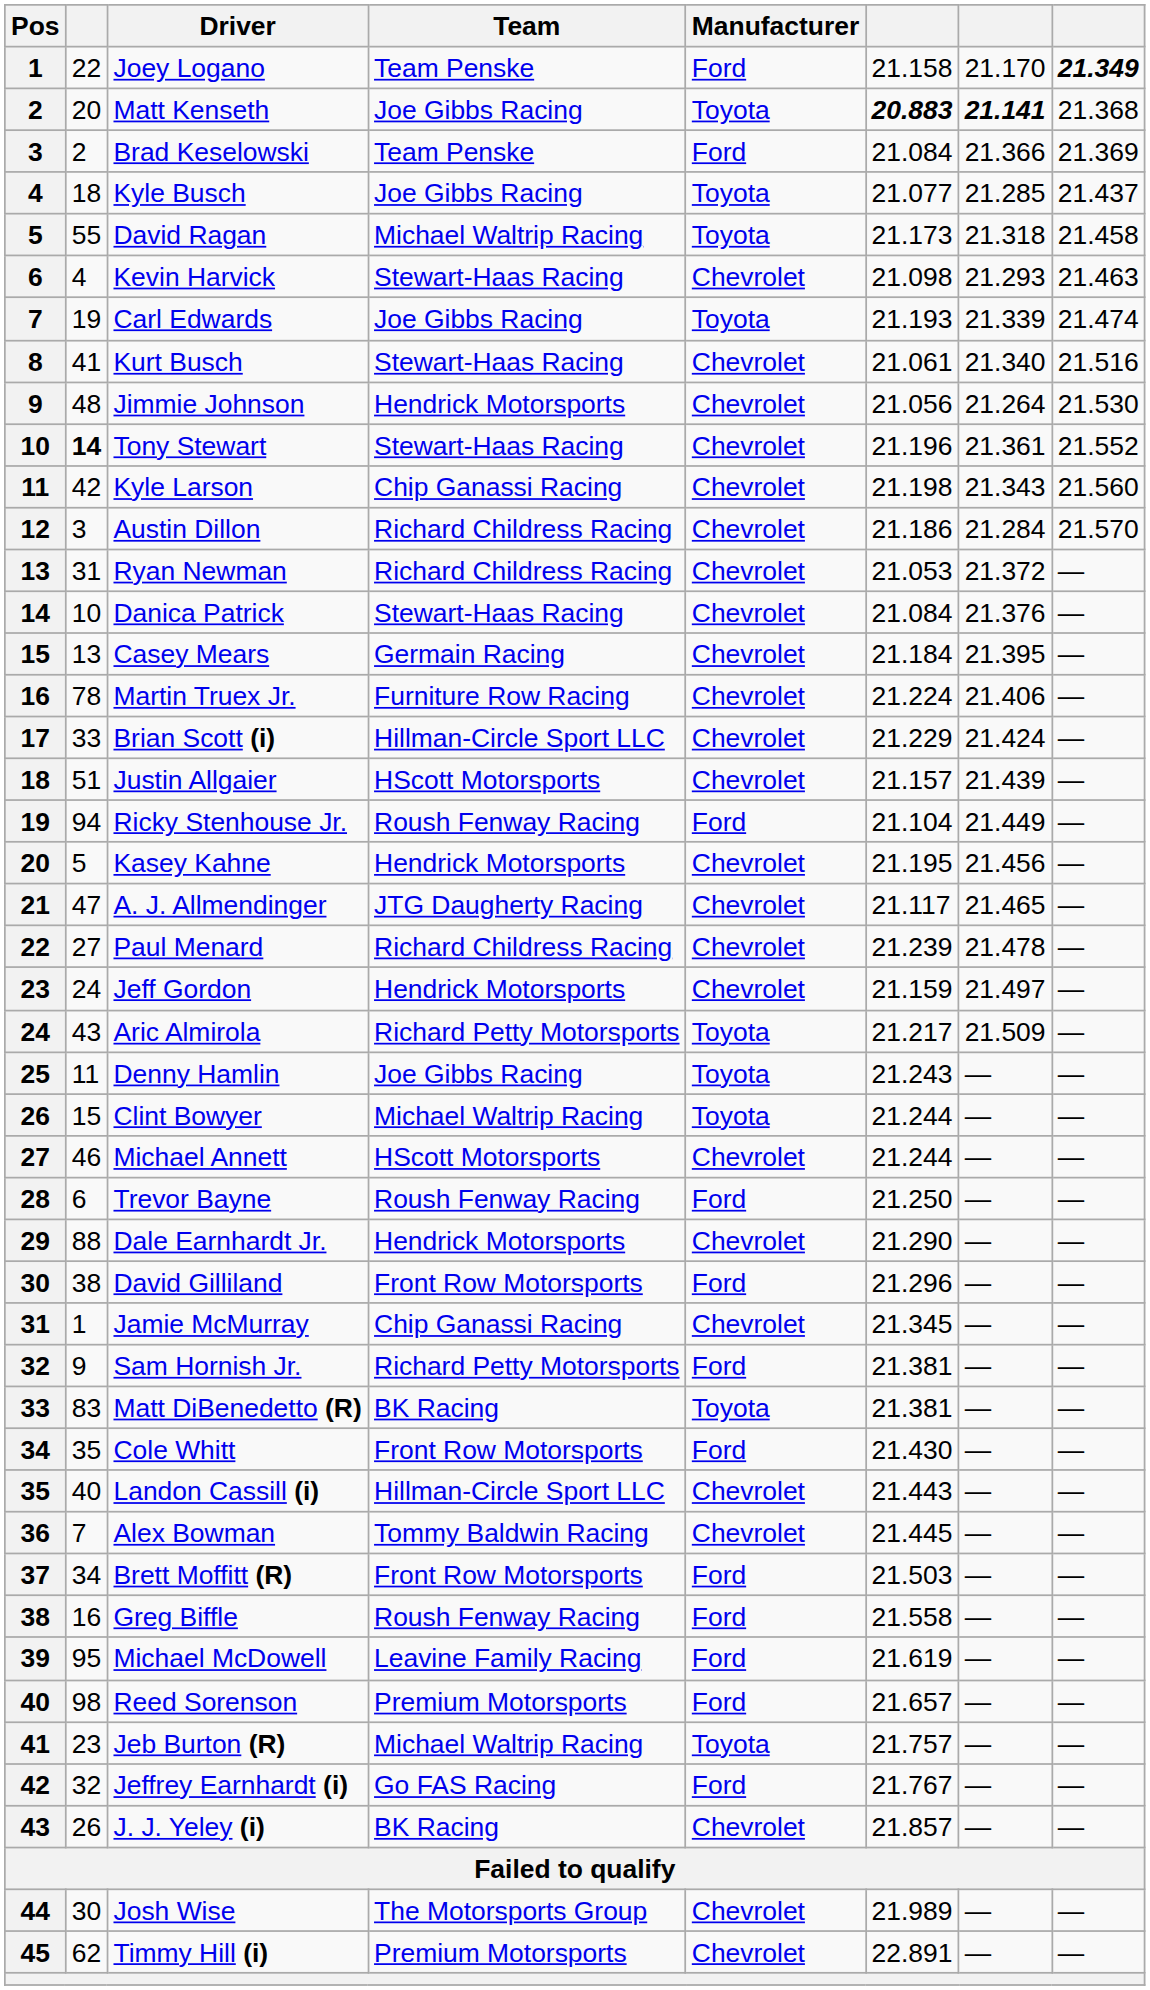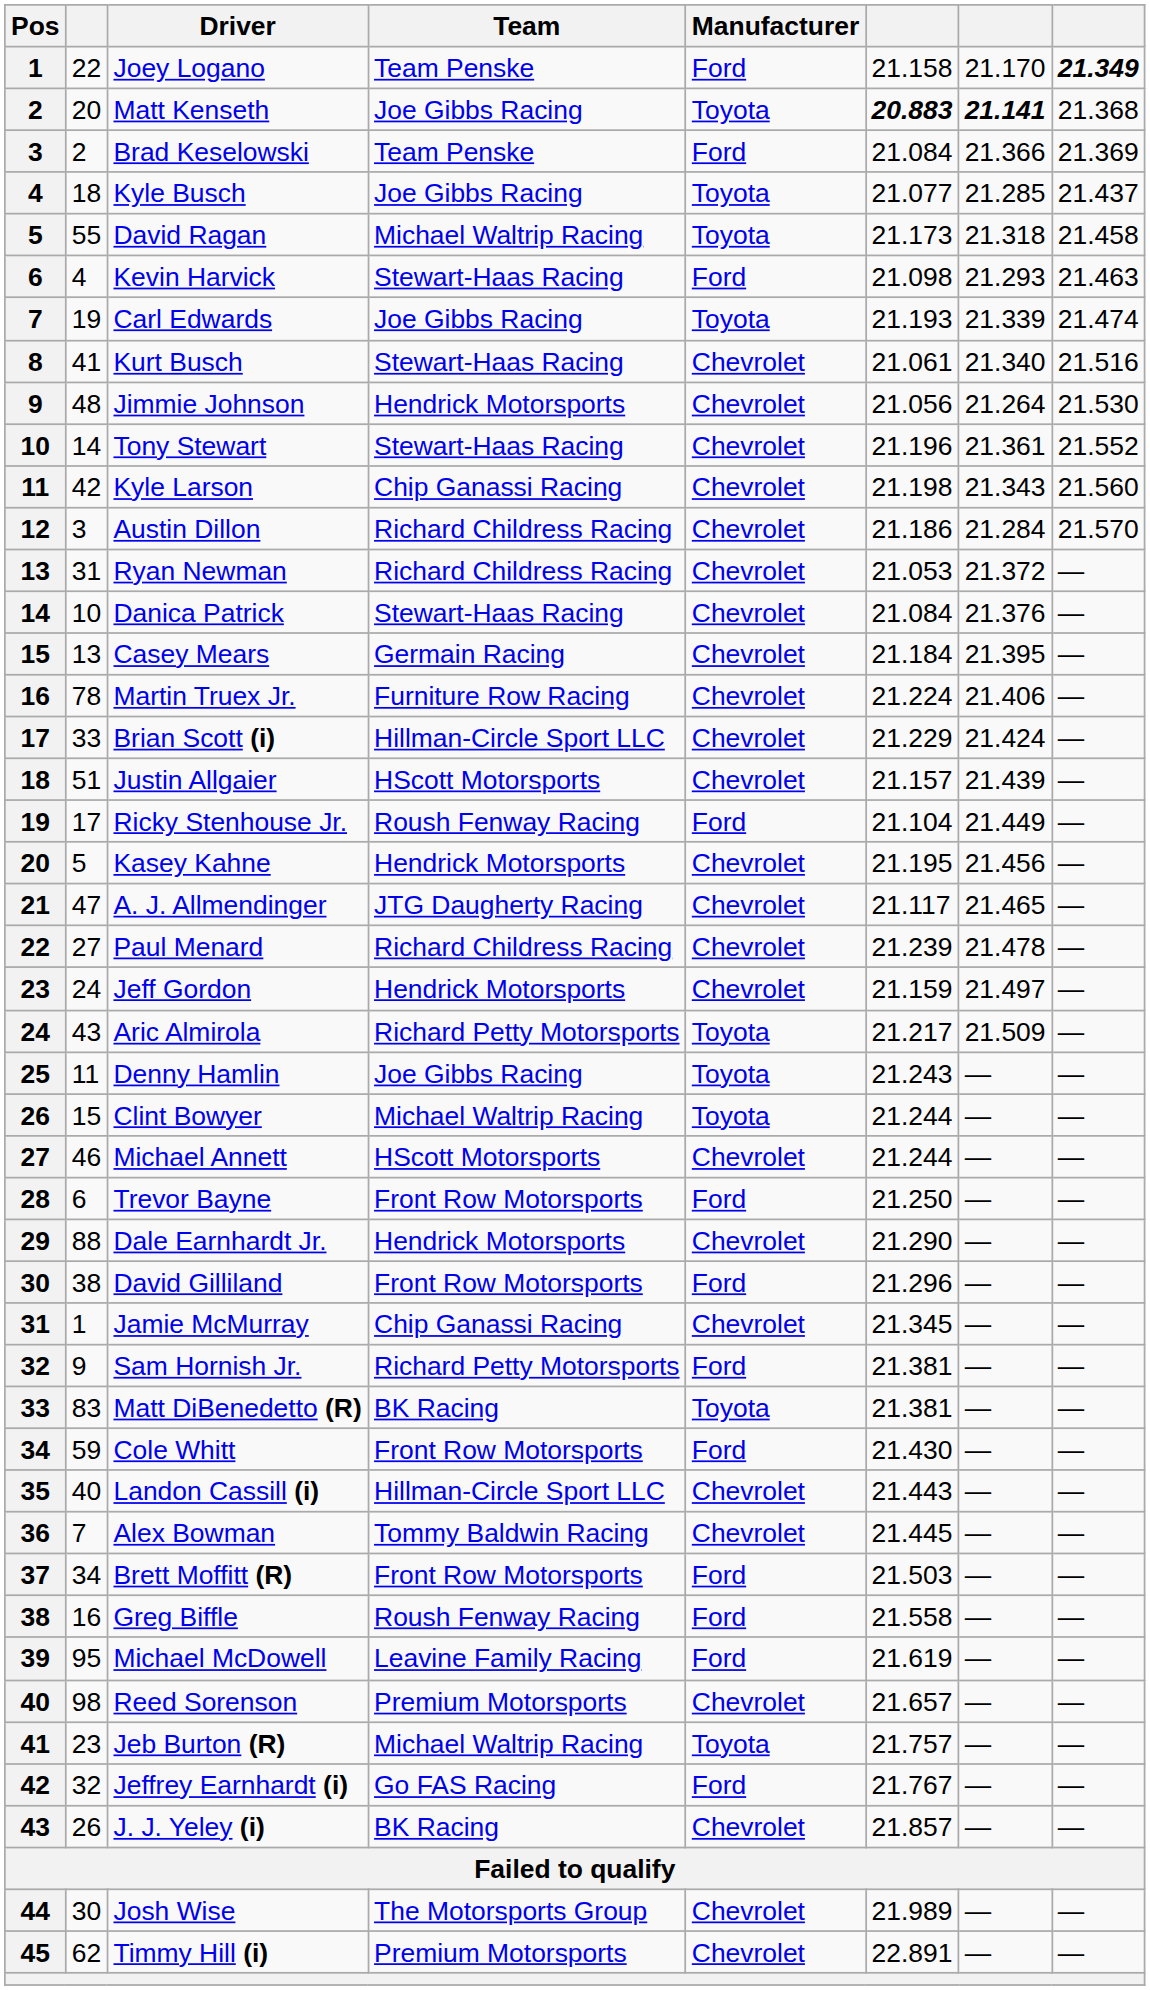(748, 277) Chevrolet -> (719, 277) Ford
(86, 445) bold -> (86, 445) normal
(86, 821) 94 -> (86, 821) 17
(507, 1198) Roush Fenway Racing -> (508, 1198) Front Row Motorsports
(86, 1450) 35 -> (86, 1450) 59
(719, 1701) Ford -> (748, 1701) Chevrolet
